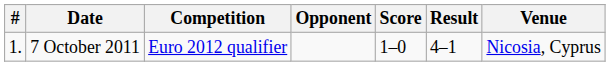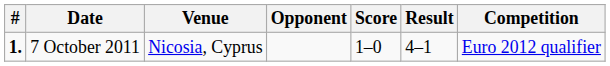columns swapped: (544, 18) <-> (218, 18)
(15, 46) normal -> (15, 46) bold
